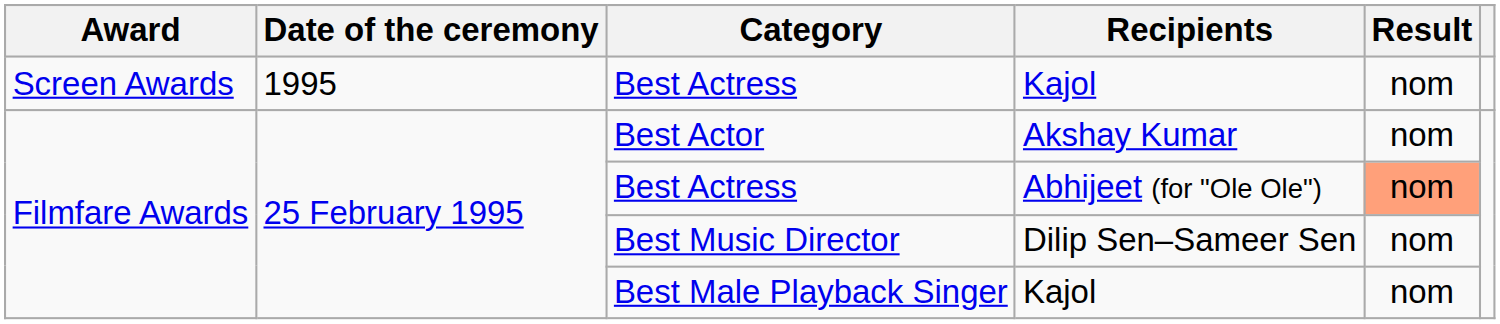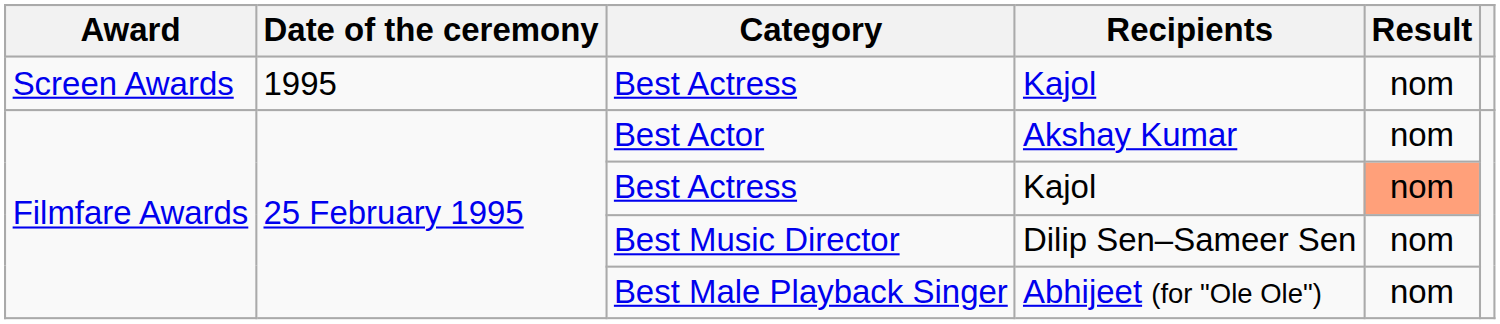(1172, 187) Abhijeet (for "Ole Ole") -> (1060, 187) Kajol
(1060, 291) Kajol -> (1172, 291) Abhijeet (for "Ole Ole")
